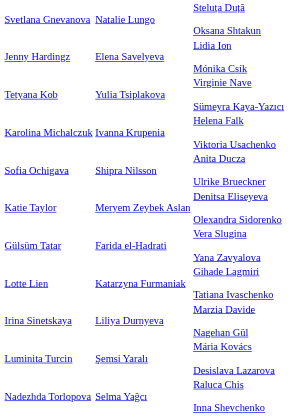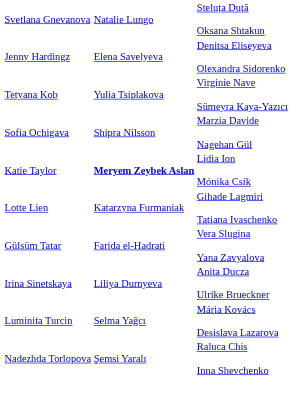(220, 57) Lidia Ion Mónika Csík -> (241, 57) Denitsa Eliseyeva Olexandra Sidorenko
- row: (49, 132)
(229, 170) Anita Ducza Ulrike Brueckner -> (228, 132) Marzia Davide Nagehan Gül
(143, 208) normal -> (144, 170) bold
(237, 208) Denitsa Eliseyeva Olexandra Sidorenko -> (224, 170) Lidia Ion Mónika Csík
rows swapped: (33, 245) <-> (26, 283)
(224, 321) Marzia Davide Nagehan Gül -> (233, 283) Anita Ducza Ulrike Brueckner
(122, 358) Şemsi Yaralı -> (120, 321) Selma Yağcı
(121, 396) Selma Yağcı -> (120, 358) Şemsi Yaralı
